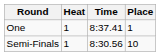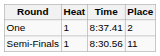(130, 28) 1 -> (130, 28) 2
(133, 43) 10 -> (132, 43) 11
